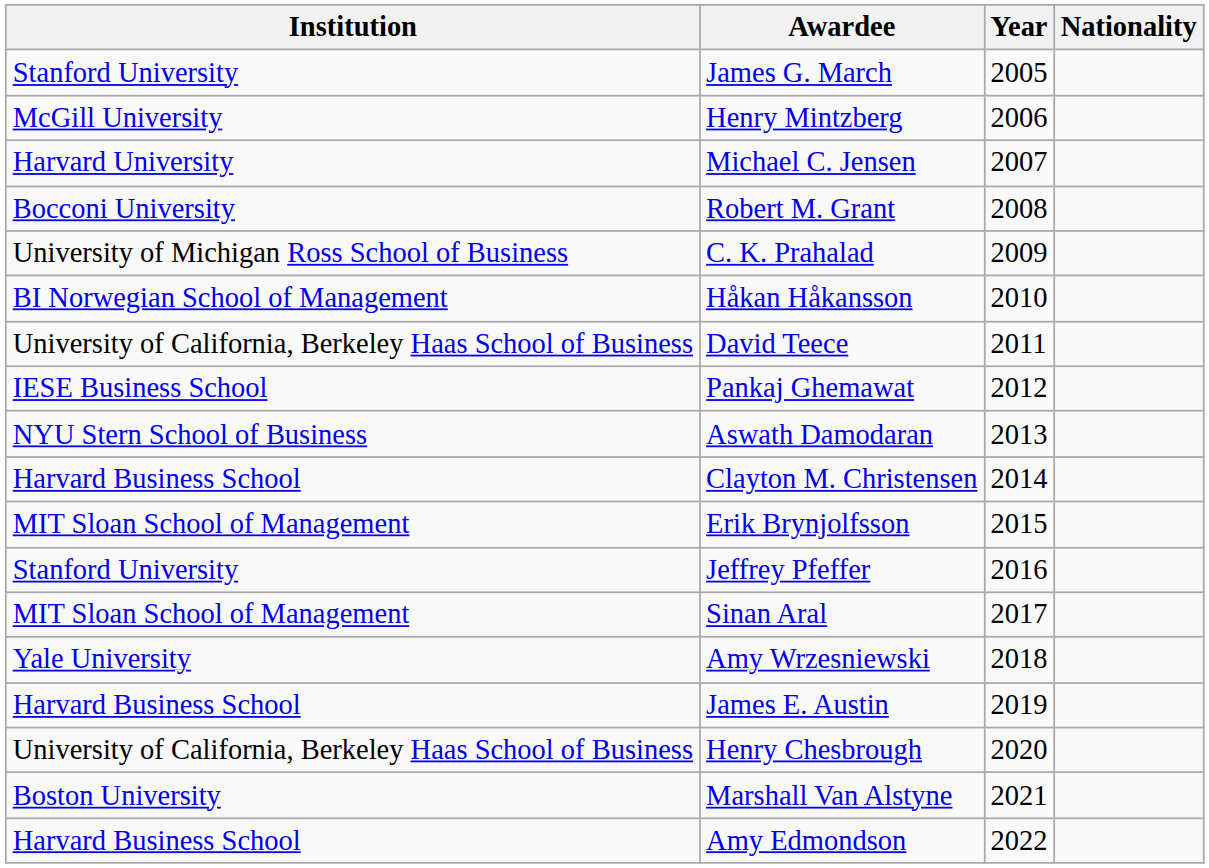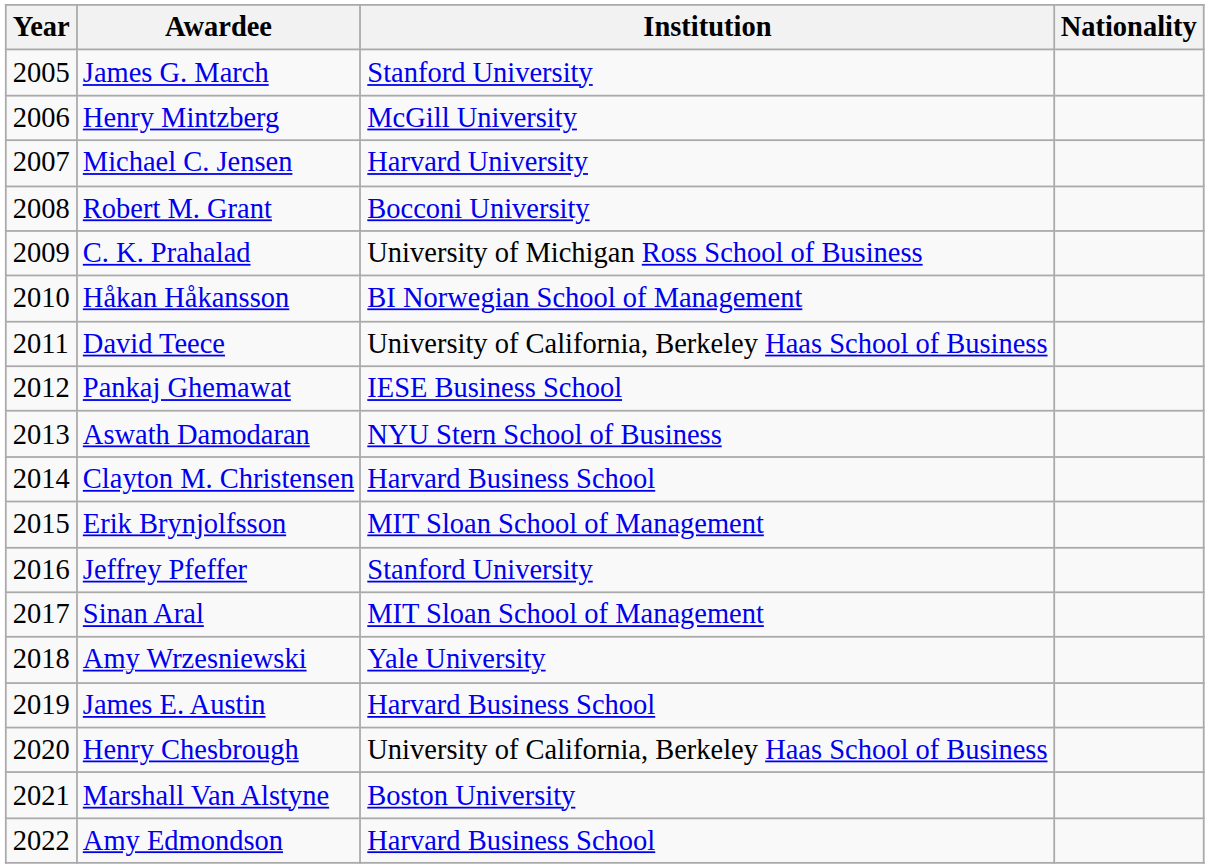columns swapped: (1019, 27) <-> (353, 27)
